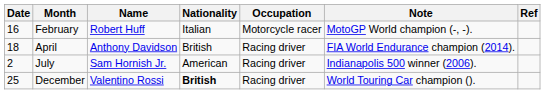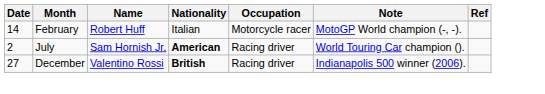(13, 29) 16 -> (13, 29) 14
- row: (46, 46)
(205, 63) normal -> (196, 46) bold
(402, 63) Indianapolis 500 winner (2006). -> (390, 46) World Touring Car champion ().
(13, 80) 25 -> (13, 63) 27
(401, 80) World Touring Car champion (). -> (391, 63) Indianapolis 500 winner (2006).
